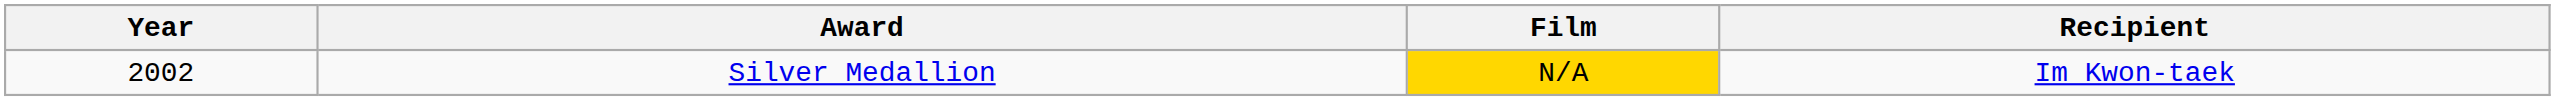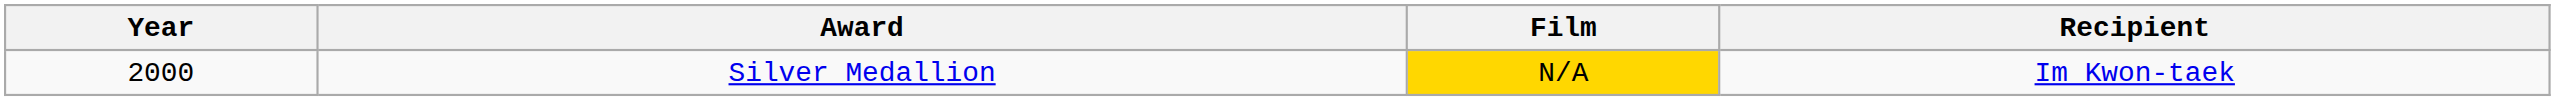(161, 73) 2002 -> (161, 73) 2000
